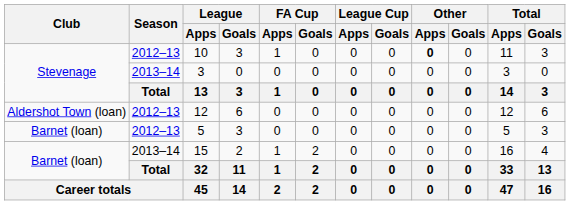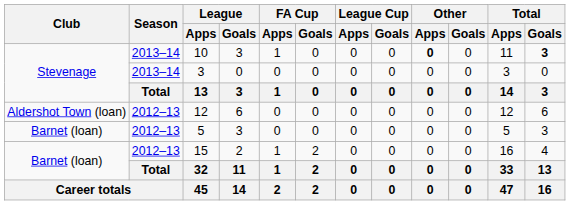(156, 53) 2012–13 -> (156, 53) 2013–14
(545, 53) normal -> (545, 53) bold
(156, 151) 2013–14 -> (156, 151) 2012–13
